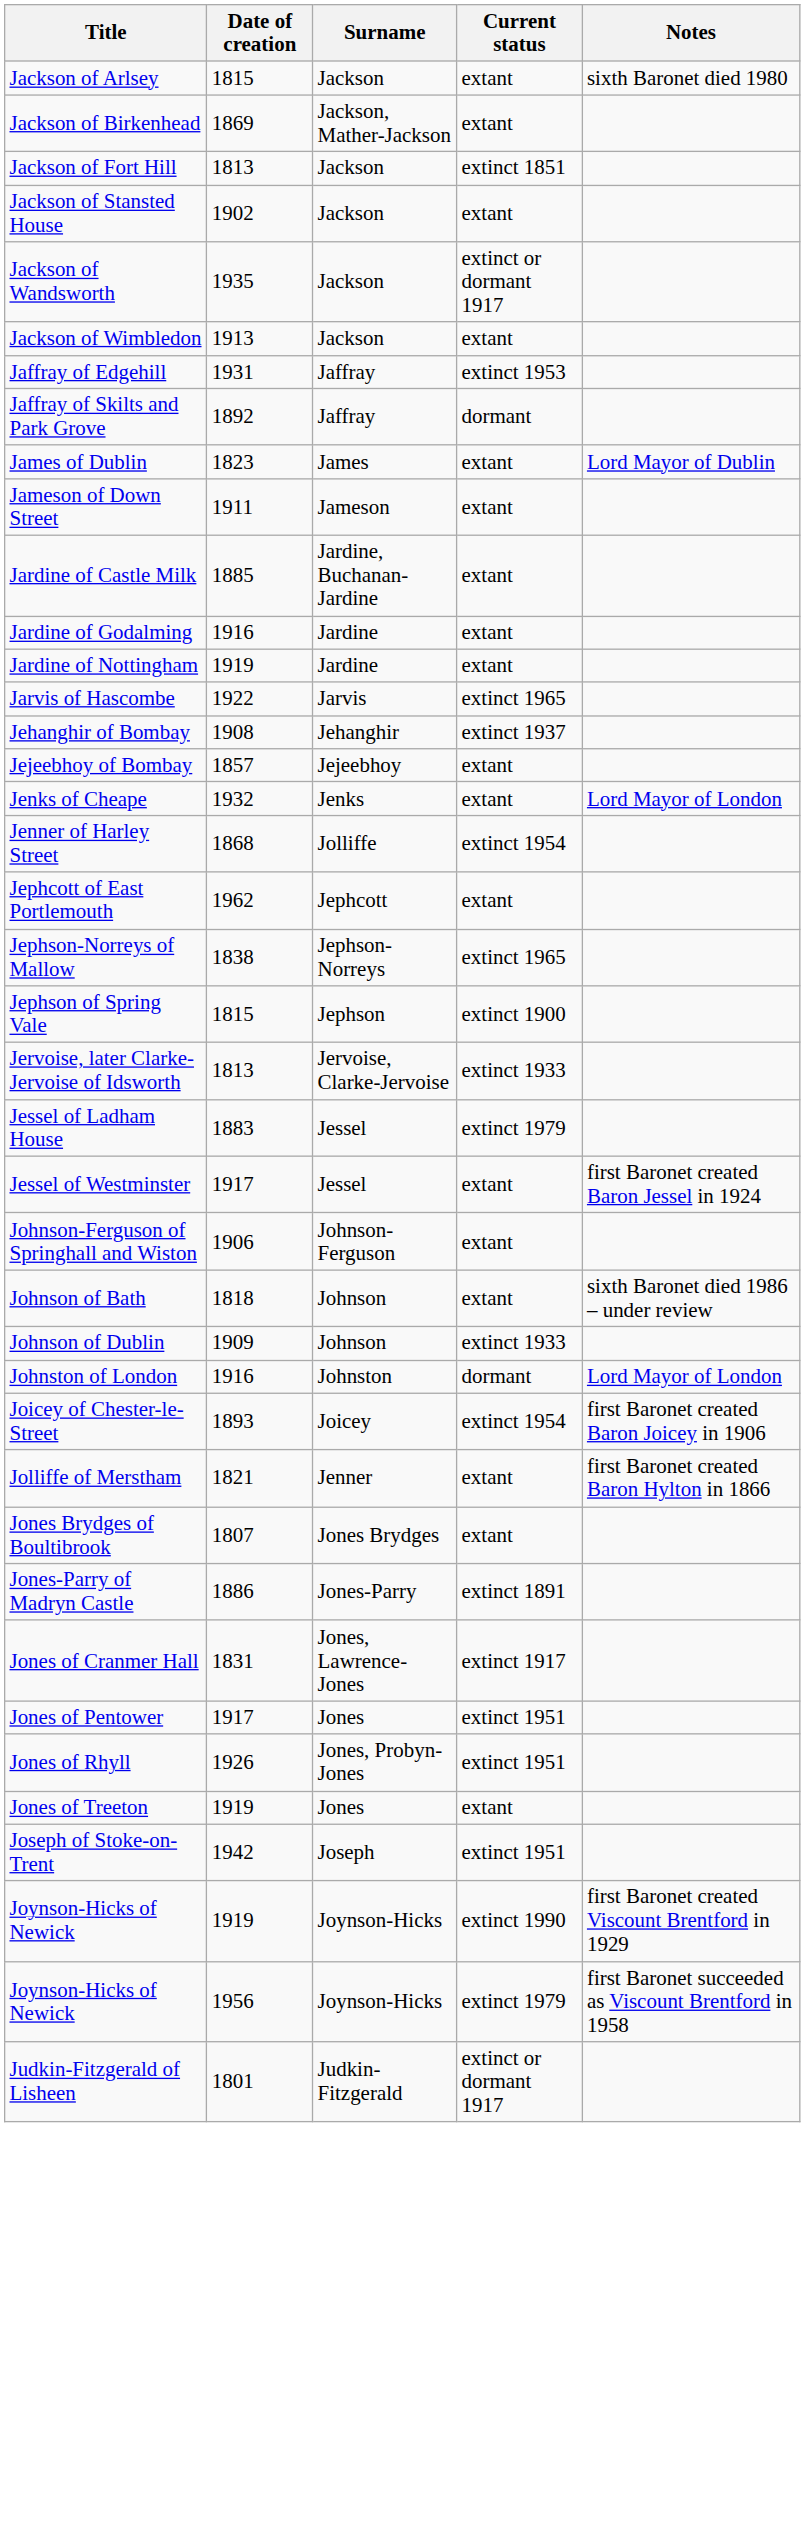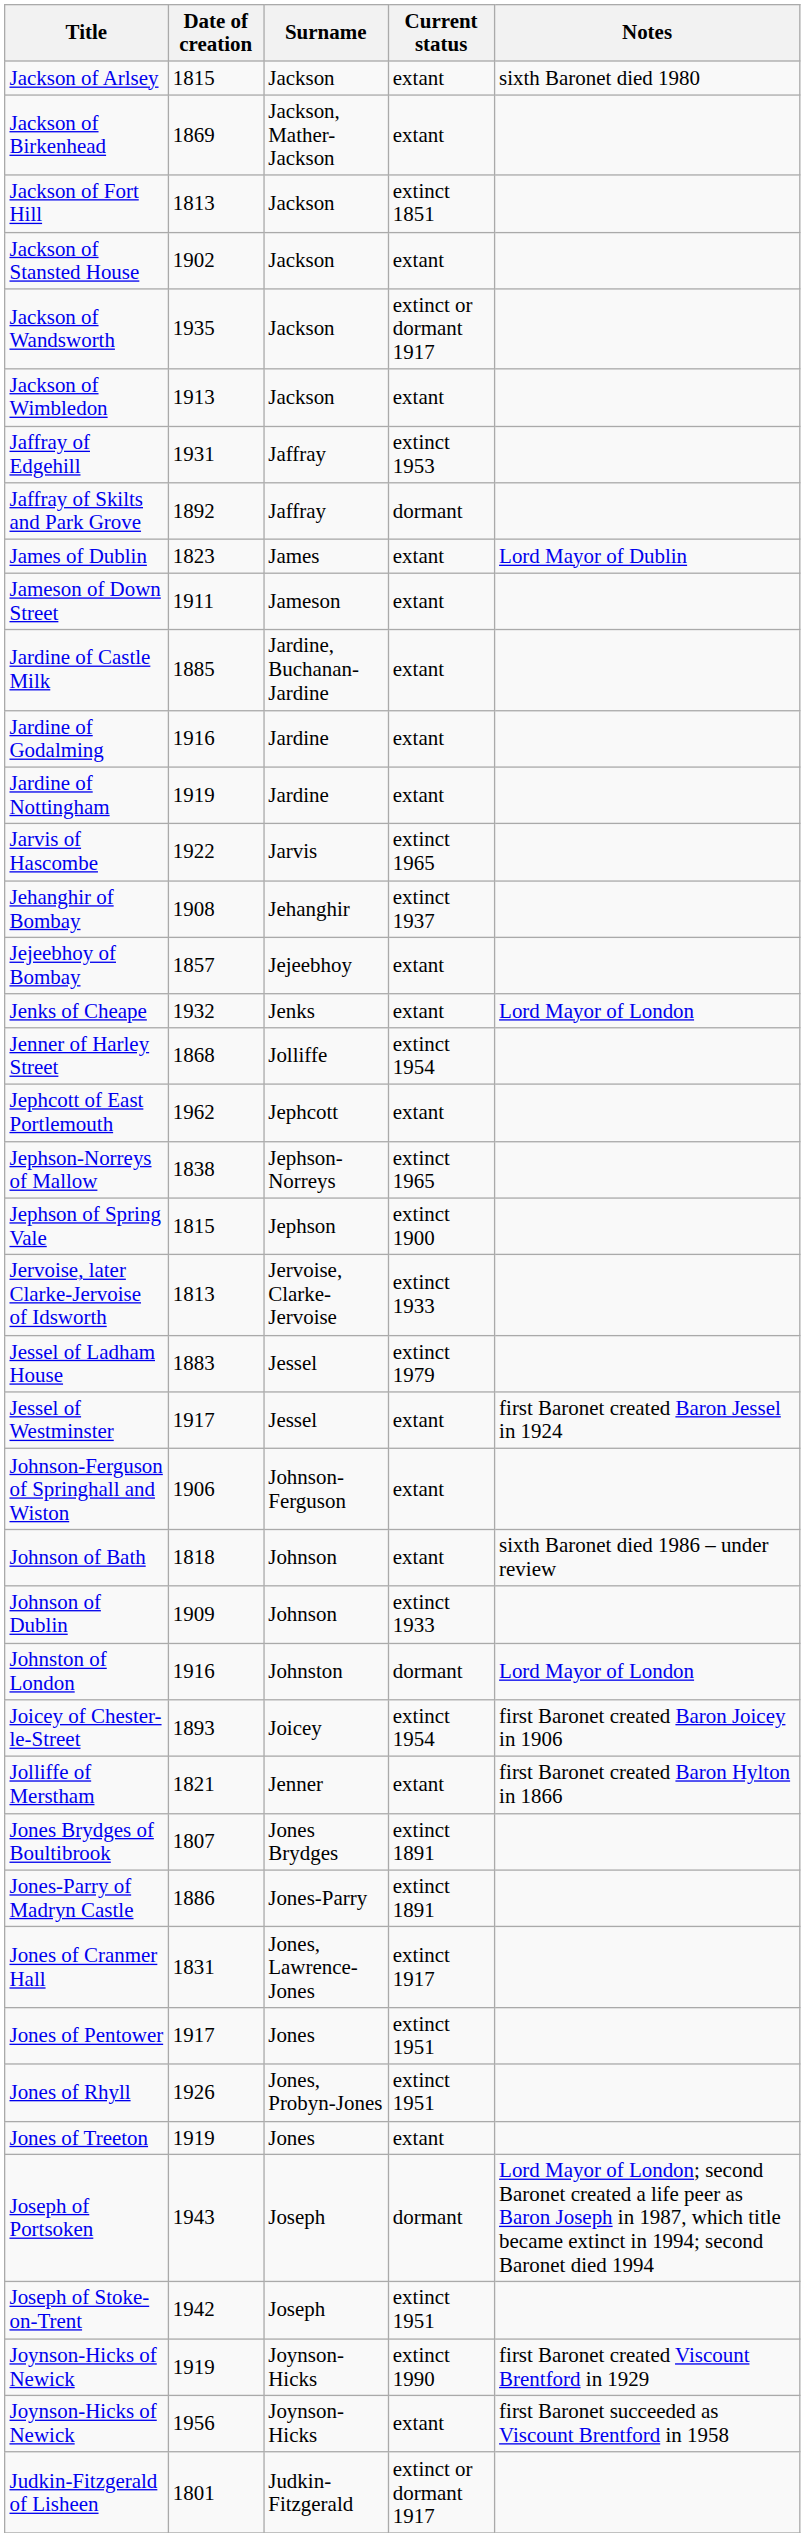(487, 1534) extant -> (421, 1841) extinct 1891
+ row: (51, 2217)
(514, 2001) extinct 1979 -> (418, 2423) extant
